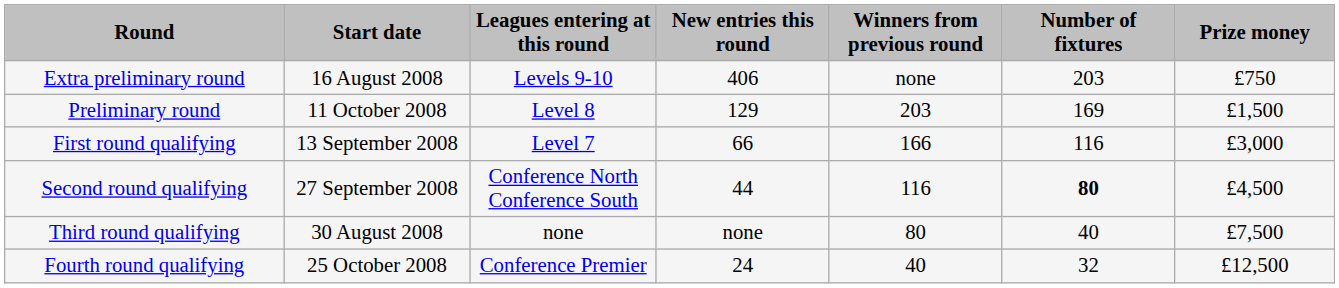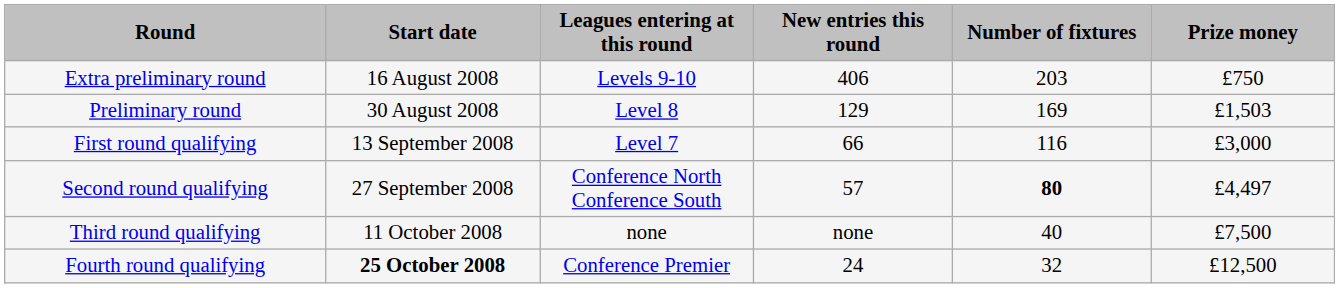- column: (916, 32)
(377, 110) 11 October 2008 -> (433, 110) 30 August 2008
(1255, 110) £1,500 -> (1243, 110) £1,503
(743, 188) 44 -> (853, 188) 57
(1255, 188) £4,500 -> (1243, 188) £4,497
(377, 232) 30 August 2008 -> (433, 232) 11 October 2008
(377, 265) normal -> (433, 265) bold
